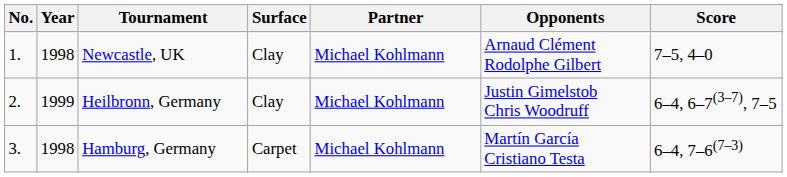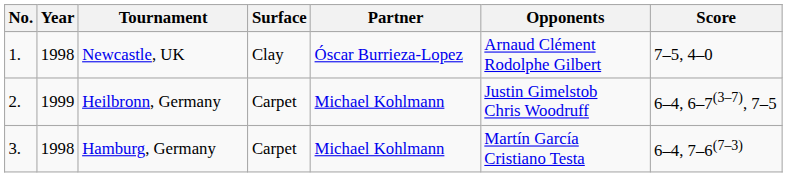(379, 54) Michael Kohlmann -> (389, 54) Óscar Burrieza-Lopez
(268, 101) Clay -> (274, 101) Carpet
